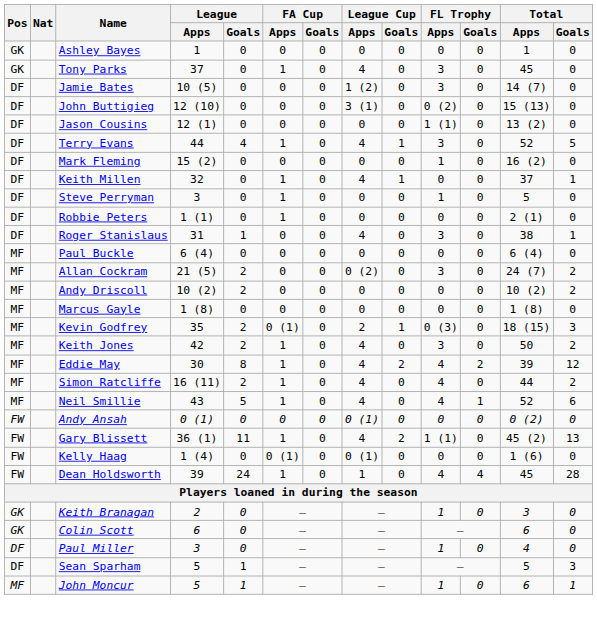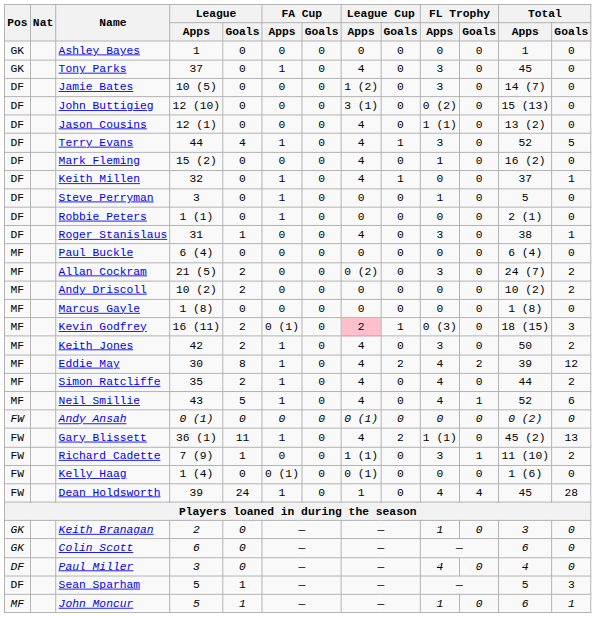(362, 124) 0 -> (361, 124) 4
(362, 161) 0 -> (361, 161) 4
(197, 327) 35 -> (196, 327) 16 (11)
(362, 327) no background -> (361, 327) pink background
(197, 382) 16 (11) -> (196, 382) 35
+ row: (110, 456)
(441, 548) 1 -> (440, 567) 4
